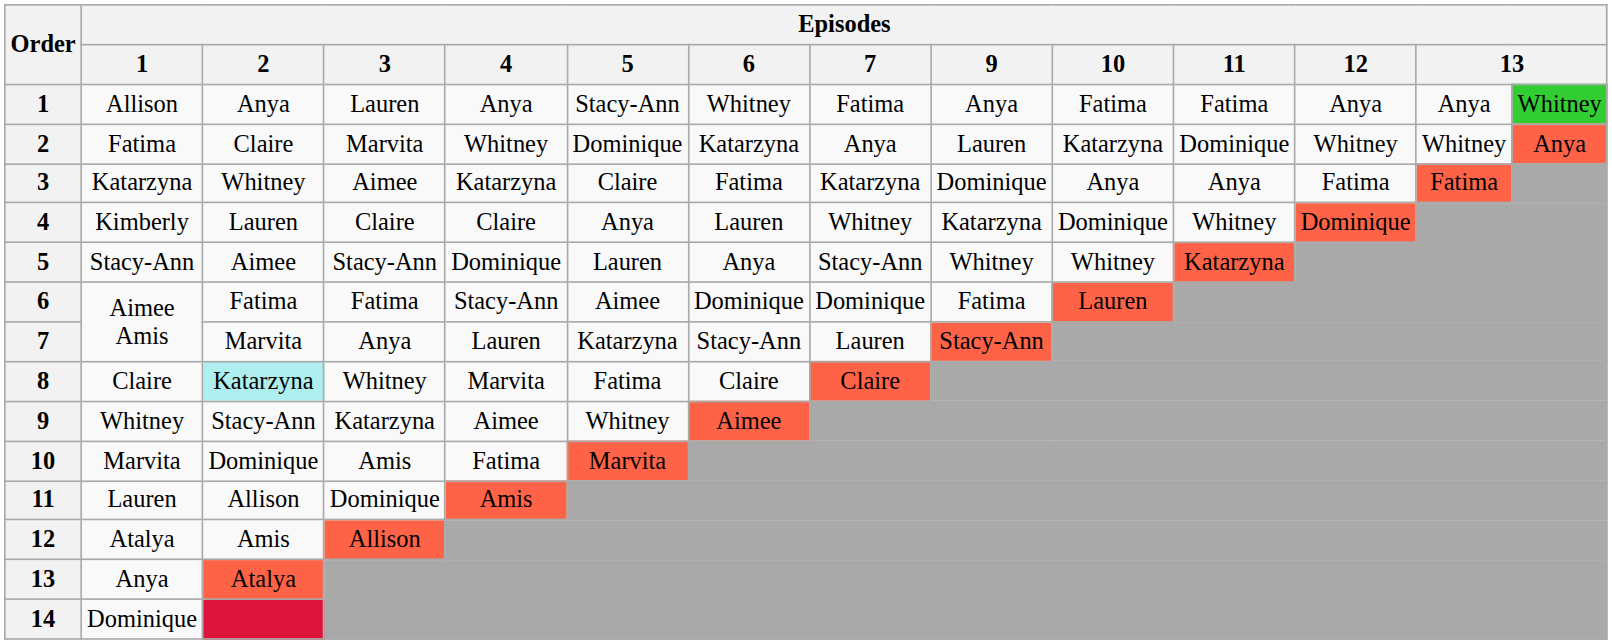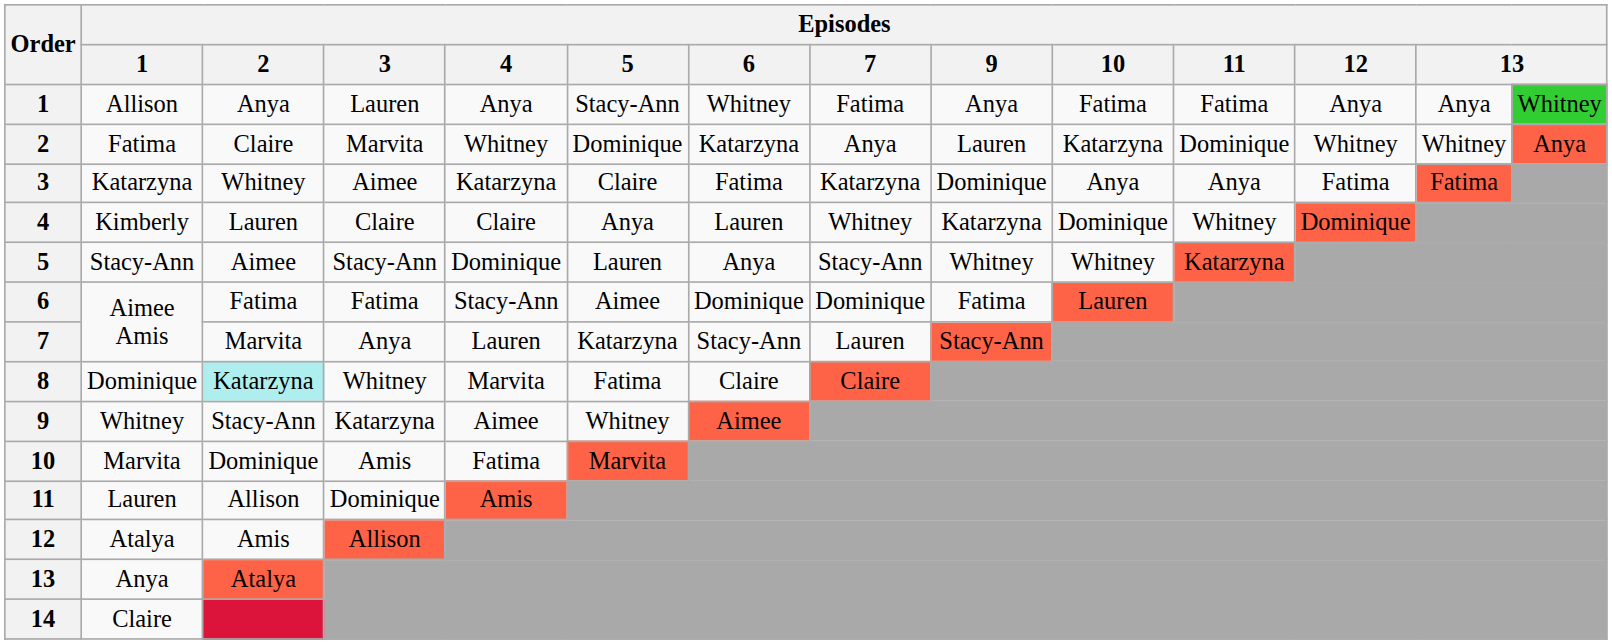(142, 380) Claire -> (142, 380) Dominique
(142, 618) Dominique -> (142, 618) Claire
